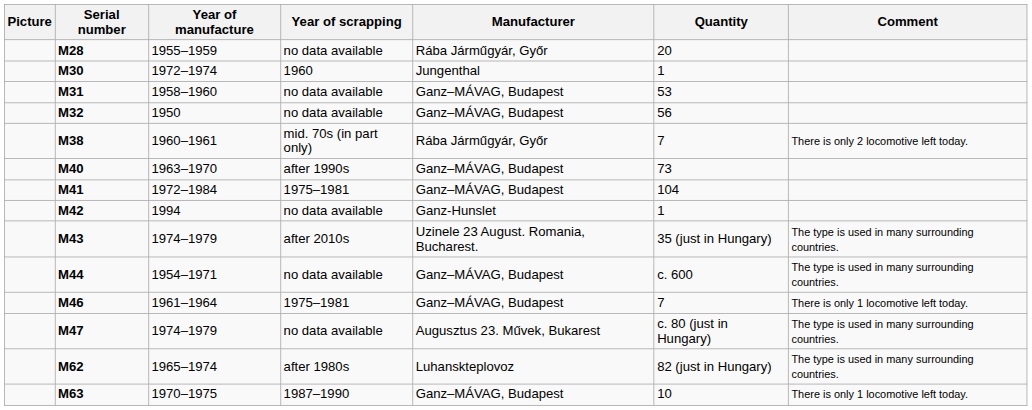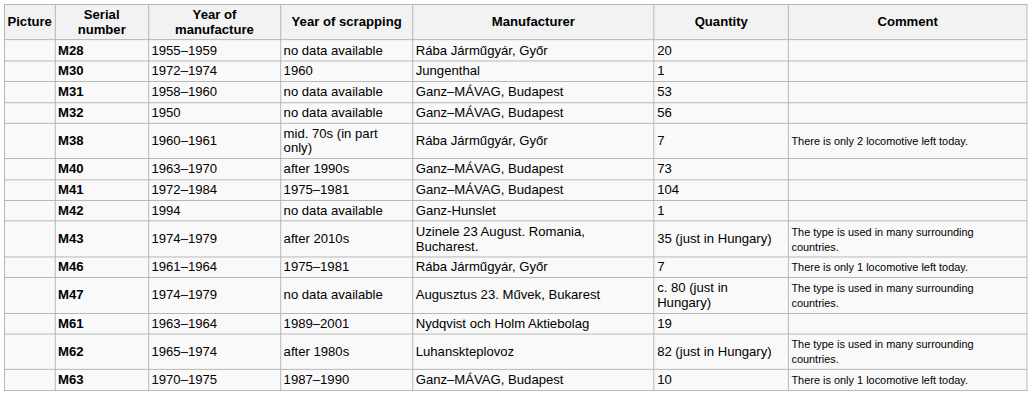- row: (71, 274)
(490, 302) Ganz–MÁVAG, Budapest -> (482, 267) Rába Járműgyár, Győr
+ row: (71, 323)
